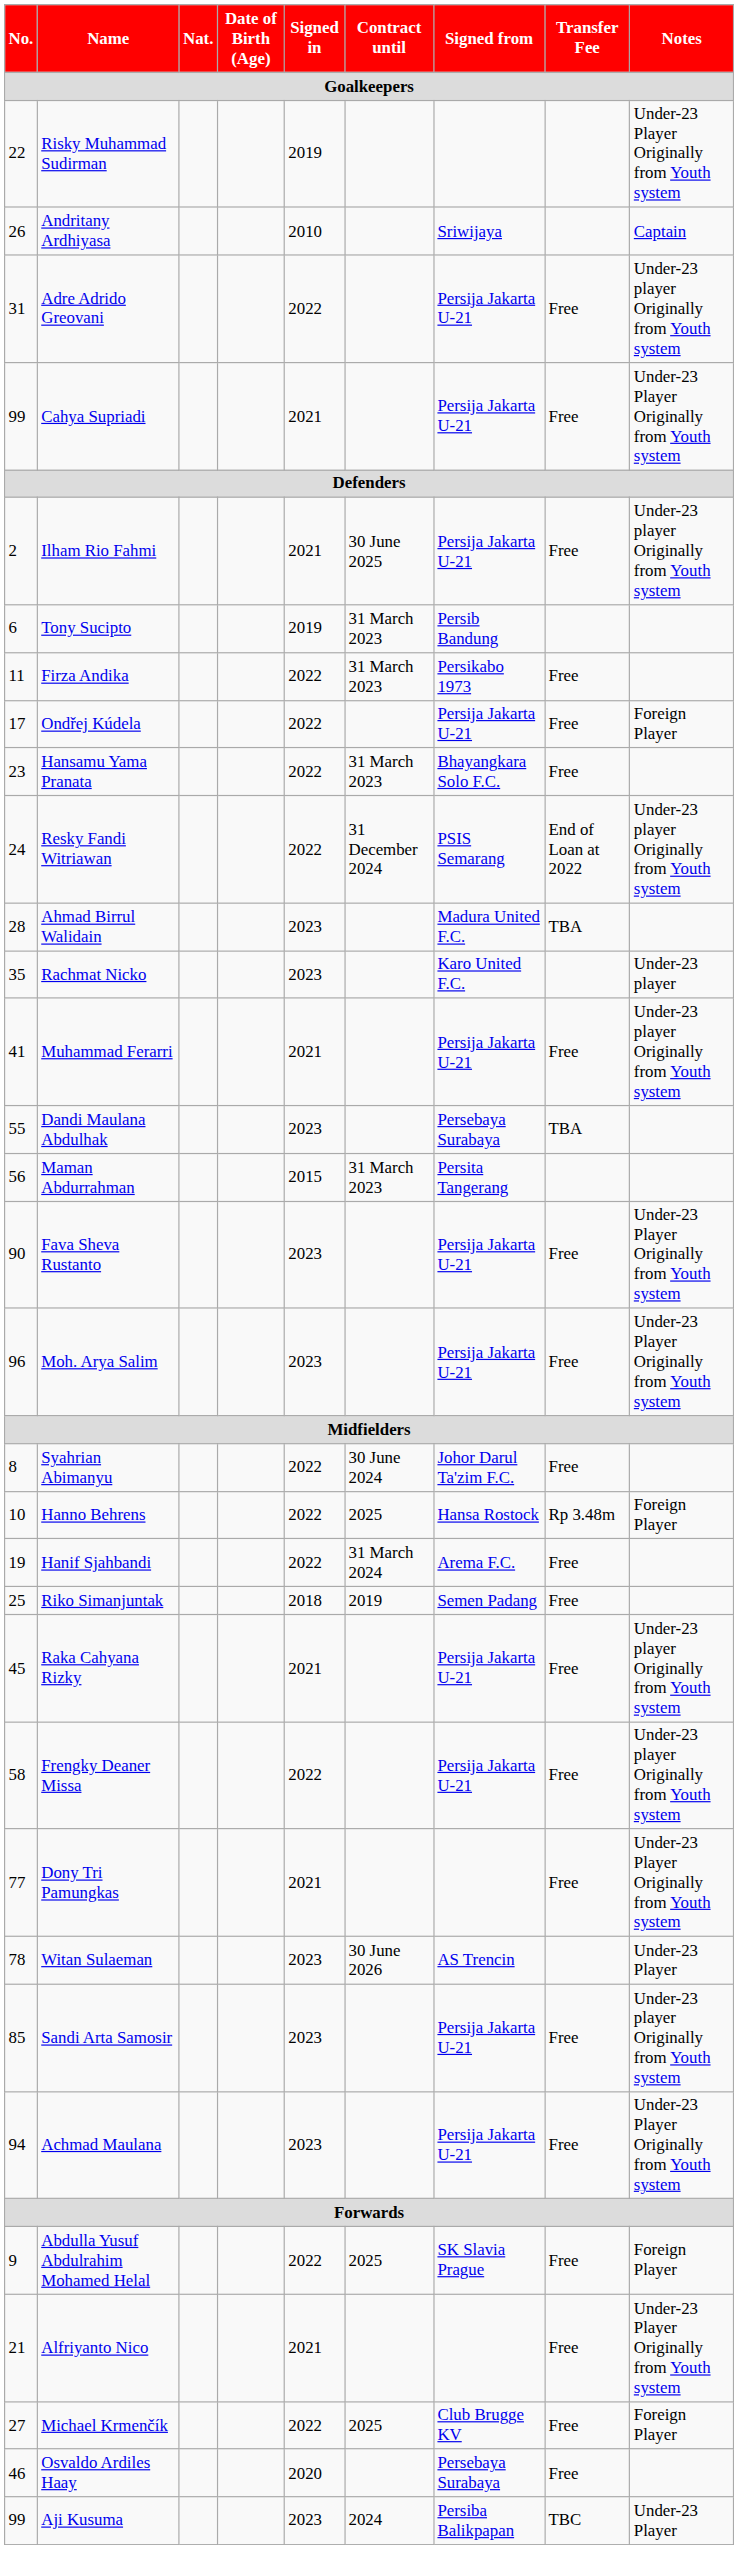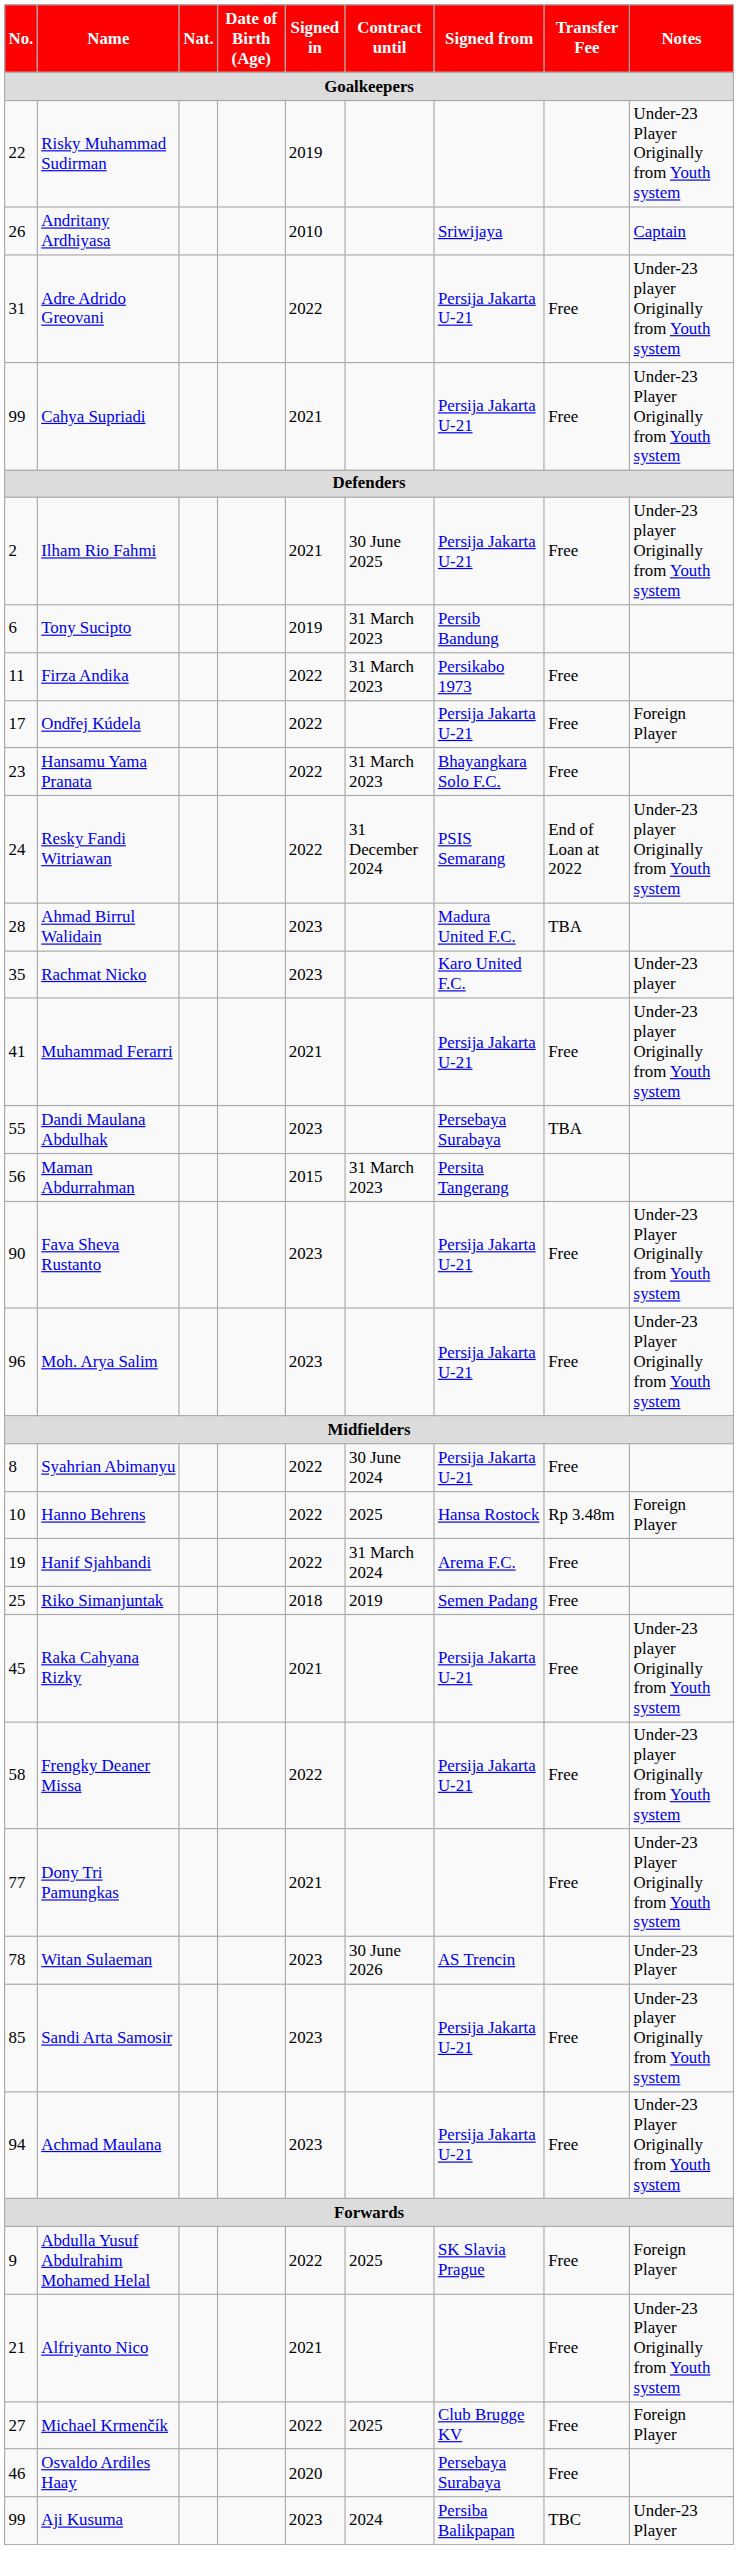(477, 1467) Johor Darul Ta'zim F.C. -> (487, 1467) Persija Jakarta U-21
